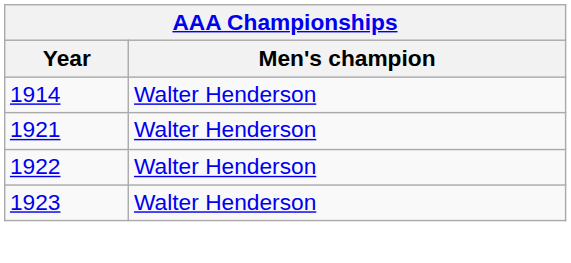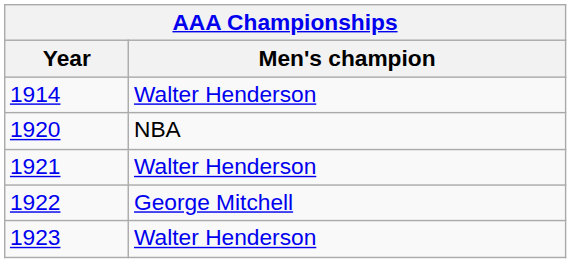+ row: (35, 130)
(225, 166) Walter Henderson -> (214, 202) George Mitchell
